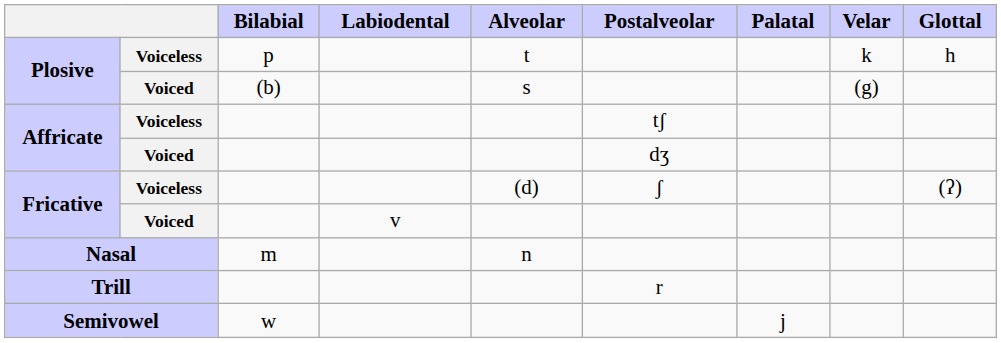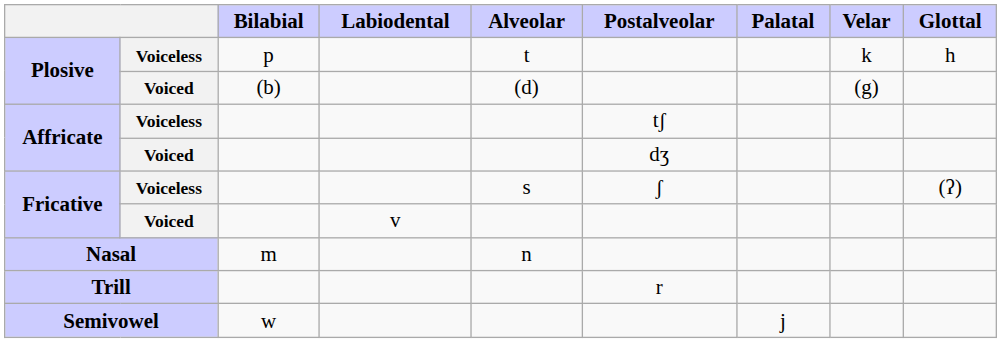(527, 87) s -> (527, 87) (d)
(527, 187) (d) -> (527, 187) s
